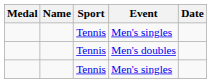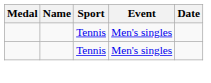- row: (22, 51)
